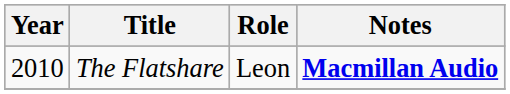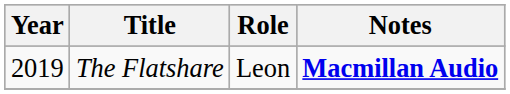(37, 67) 2010 -> (37, 67) 2019
